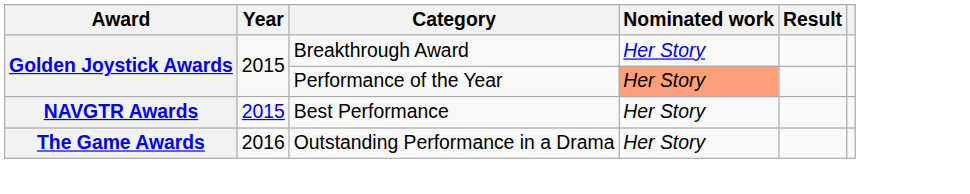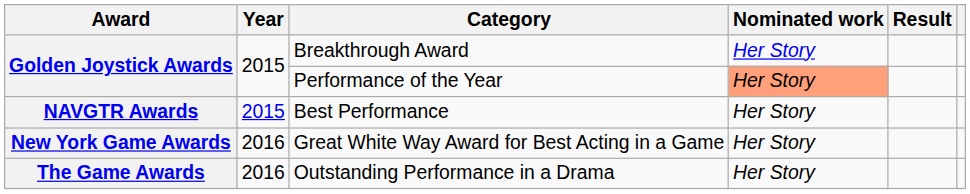+ row: (509, 142)
